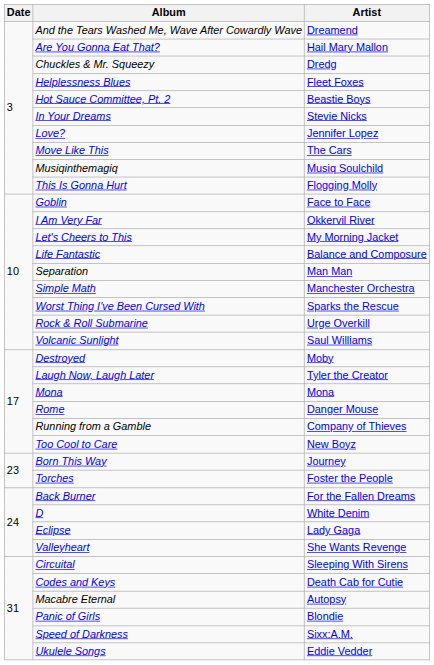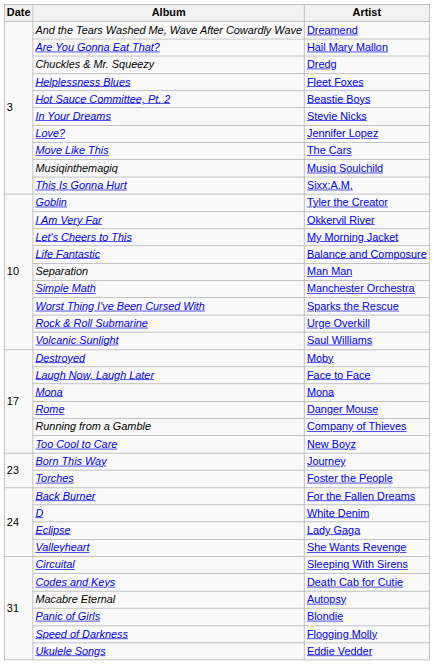(342, 185) Flogging Molly -> (330, 185) Sixx:A.M.
(339, 202) Face to Face -> (347, 202) Tyler the Creator
(347, 375) Tyler the Creator -> (339, 375) Face to Face
(330, 634) Sixx:A.M. -> (342, 634) Flogging Molly
